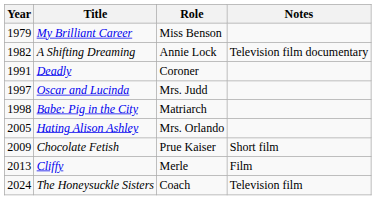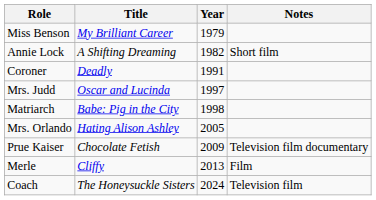columns swapped: (19, 14) <-> (192, 14)
(299, 52) Television film documentary -> (254, 52) Short film
(254, 147) Short film -> (299, 147) Television film documentary
